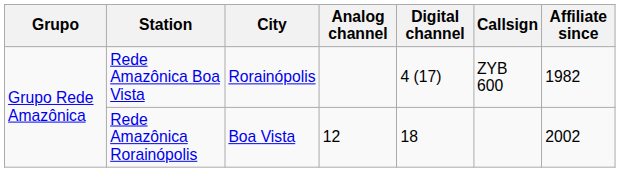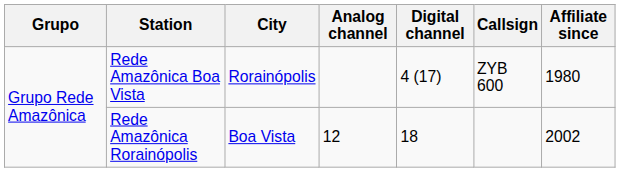(563, 77) 1982 -> (563, 77) 1980
